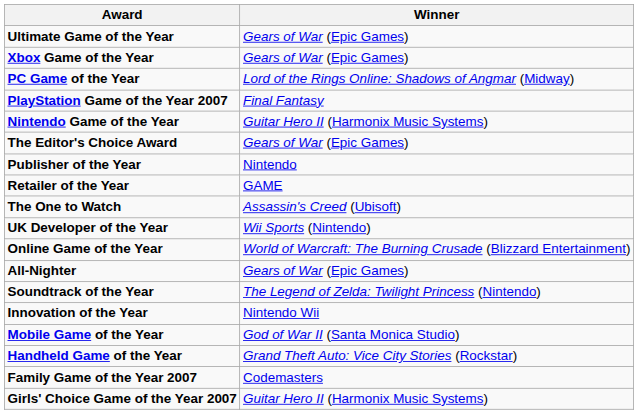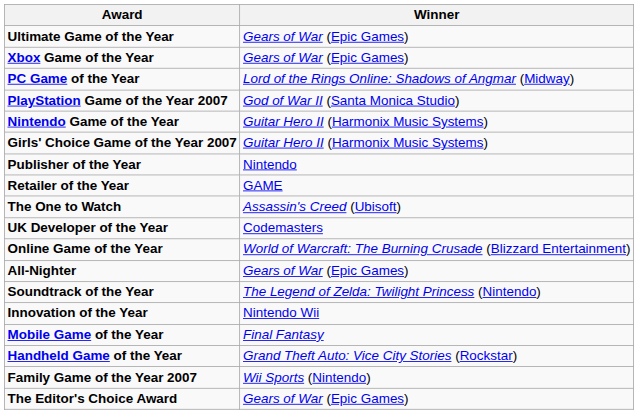(283, 100) Final Fantasy -> (351, 100) God of War II (Santa Monica Studio)
rows swapped: (92, 143) <-> (122, 398)
(307, 228) Wii Sports (Nintendo) -> (283, 228) Codemasters
(351, 334) God of War II (Santa Monica Studio) -> (283, 334) Final Fantasy
(283, 377) Codemasters -> (307, 377) Wii Sports (Nintendo)
